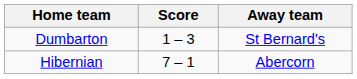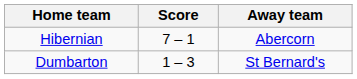rows swapped: (72, 39) <-> (72, 62)
